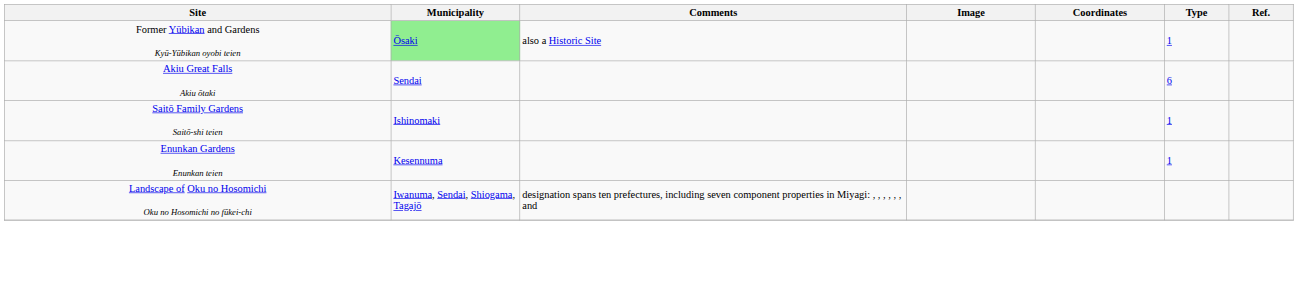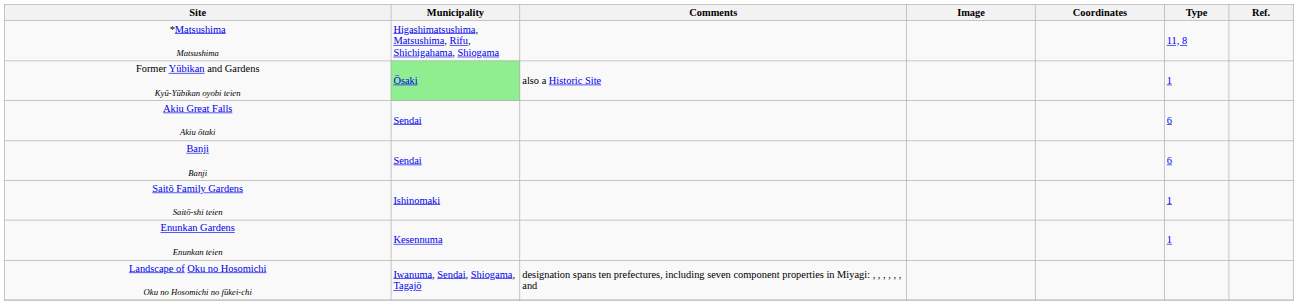+ row: (198, 40)
+ row: (198, 160)
